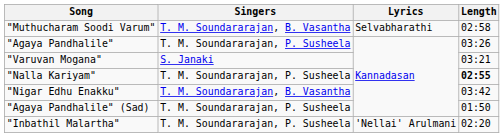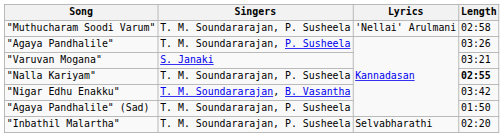(255, 29) T. M. Soundararajan, B. Vasantha -> (255, 29) T. M. Soundararajan, P. Susheela
(394, 29) Selvabharathi -> (406, 29) 'Nellai' Arulmani
(406, 124) 'Nellai' Arulmani -> (394, 124) Selvabharathi
